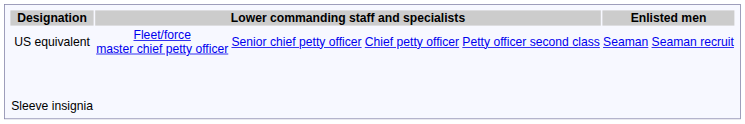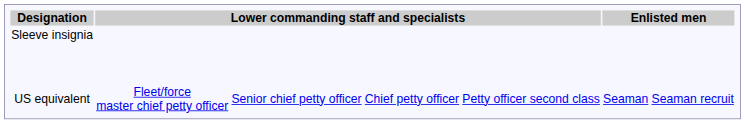rows swapped: (52, 105) <-> (52, 42)
